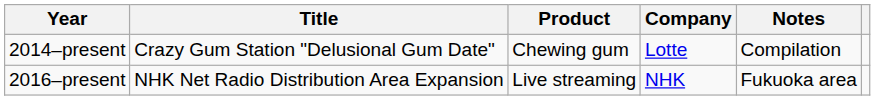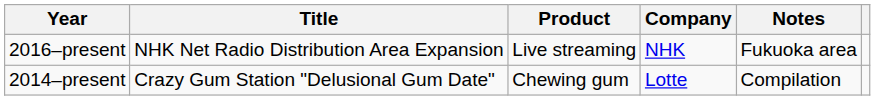rows swapped: (67, 49) <-> (67, 79)
